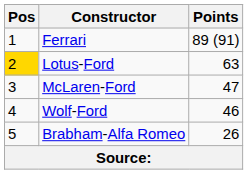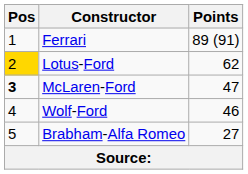(231, 64) 63 -> (231, 64) 62
(12, 87) normal -> (12, 87) bold
(231, 134) 26 -> (231, 134) 27
